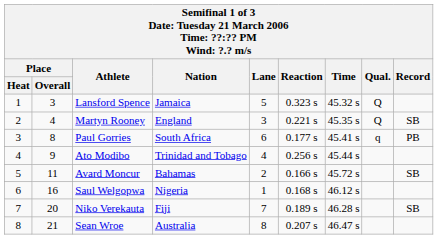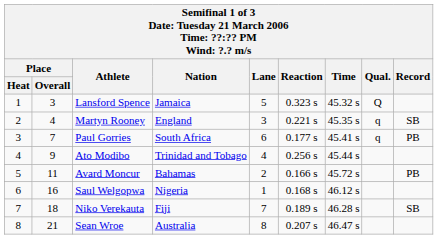(378, 120) Q -> (378, 120) q
(52, 138) 8 -> (52, 138) 7
(413, 173) SB -> (413, 173) PB
(52, 208) 20 -> (52, 208) 18
